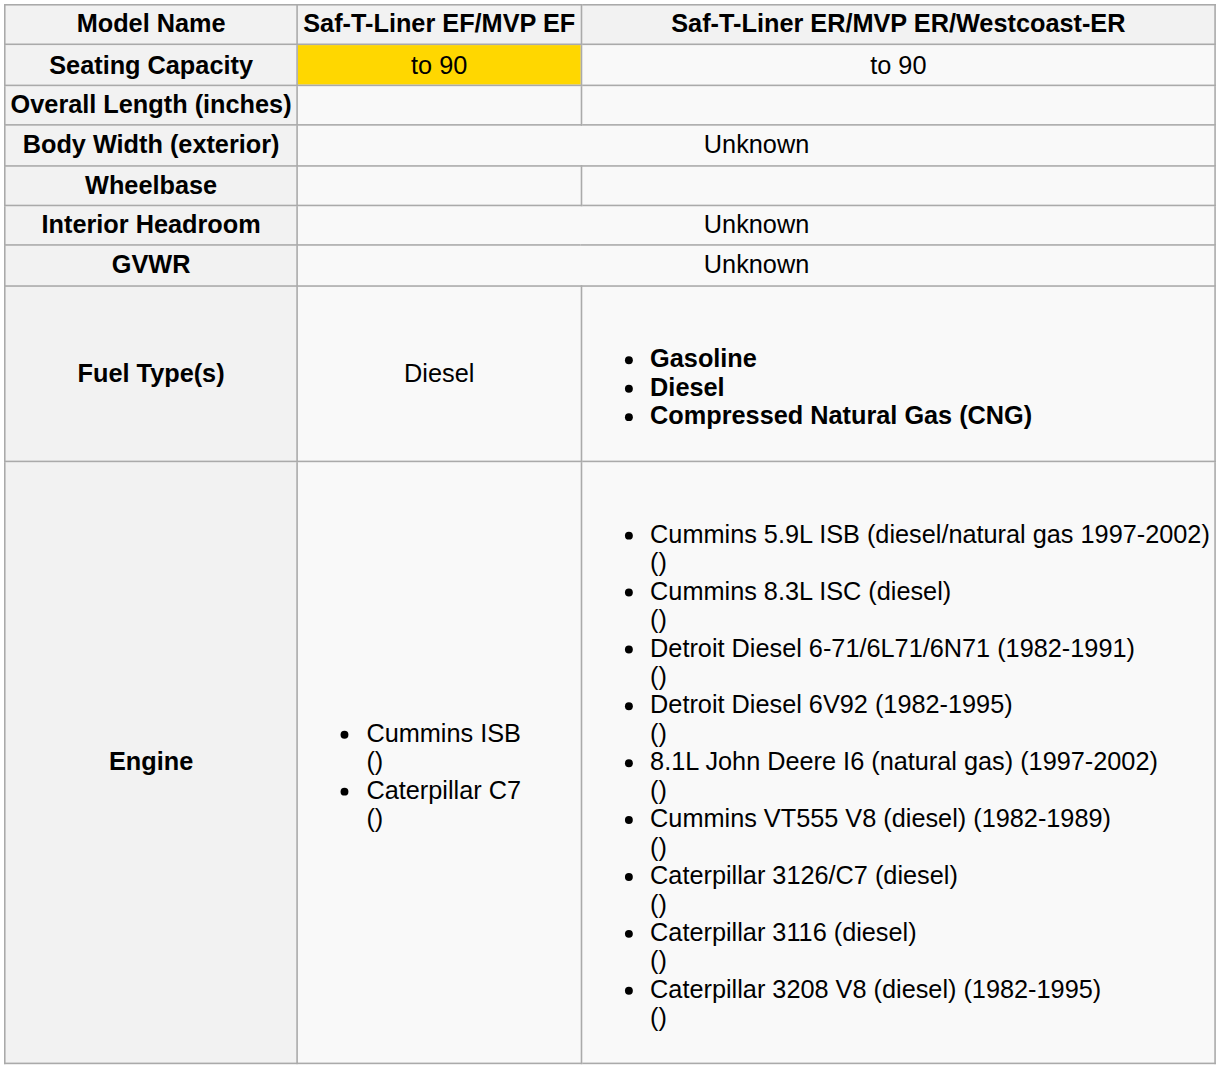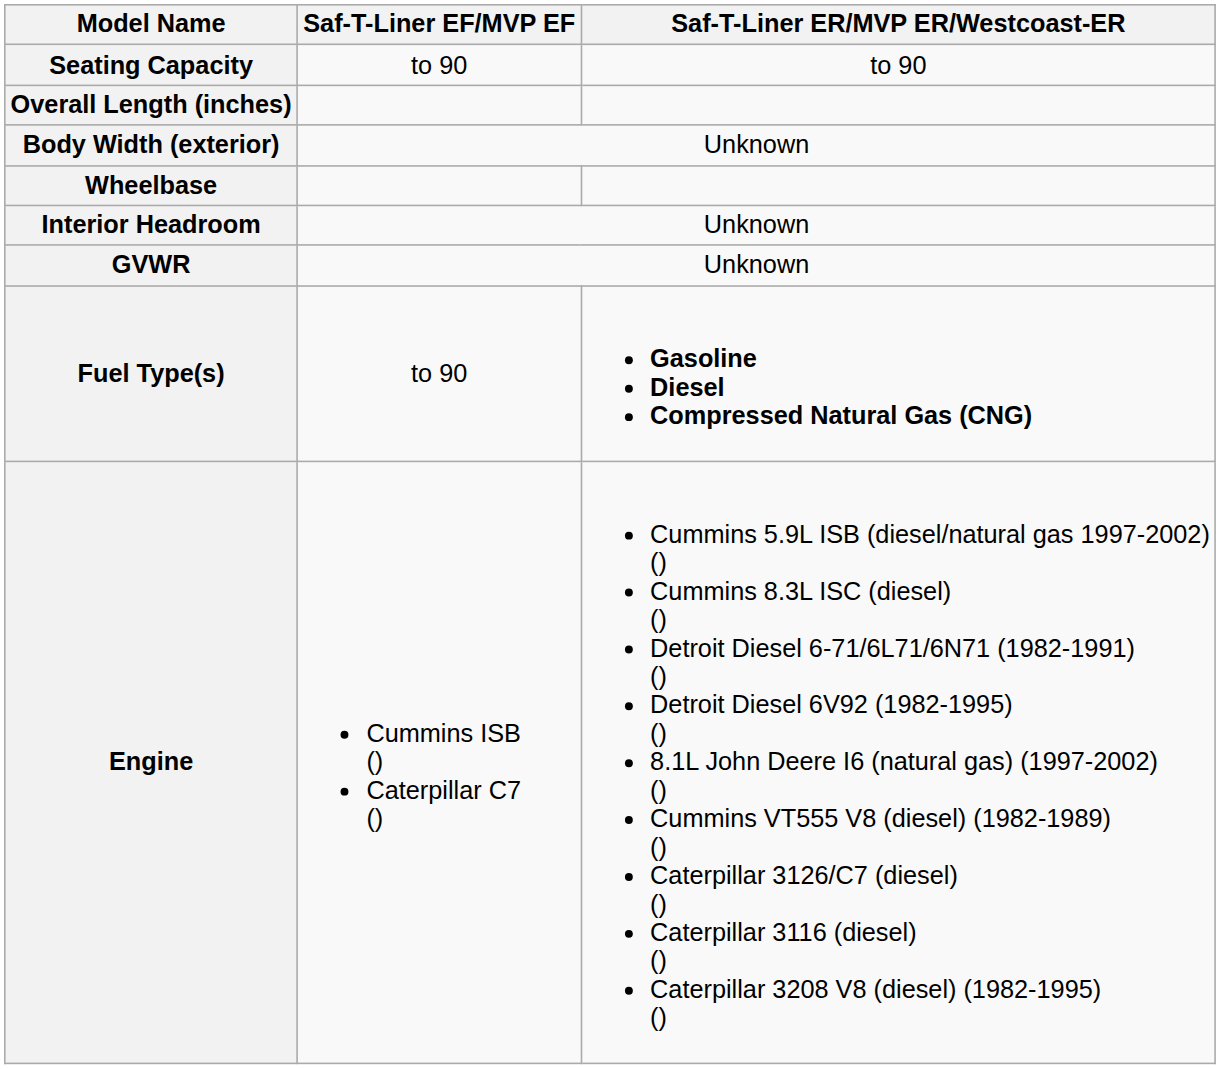(439, 64) gold background -> (439, 64) no background
(439, 373) Diesel -> (439, 373) to 90
